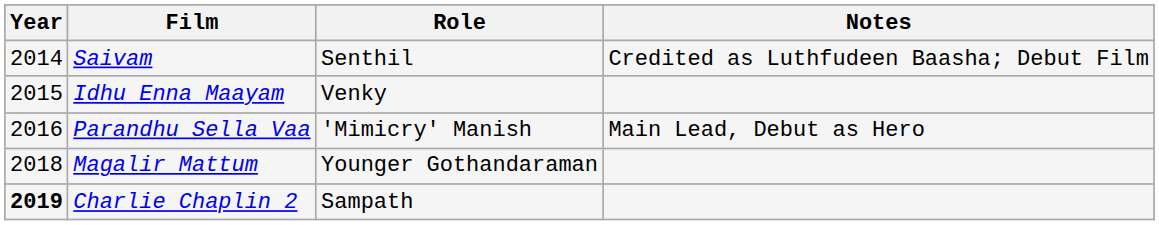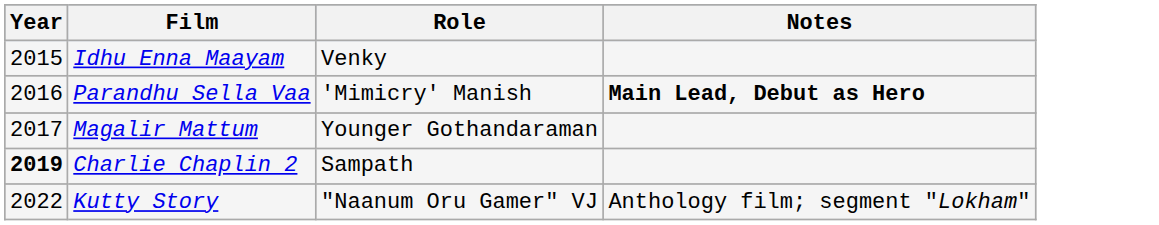- row: (113, 59)
(767, 130) normal -> (767, 94) bold
(36, 166) 2018 -> (36, 130) 2017
+ row: (146, 202)
